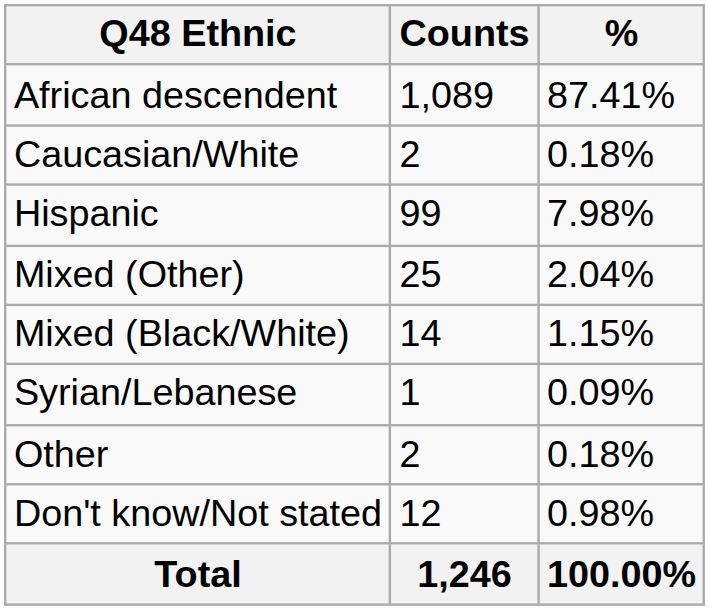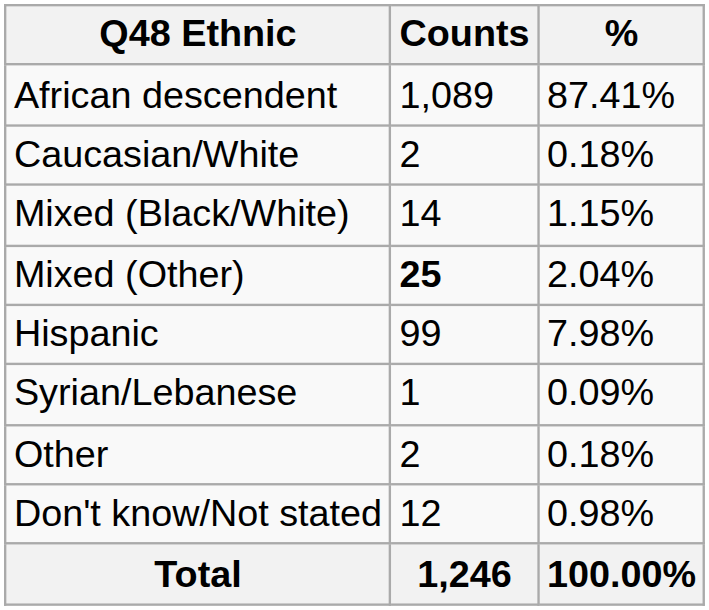rows swapped: (182, 333) <-> (86, 214)
(421, 273) normal -> (421, 273) bold
